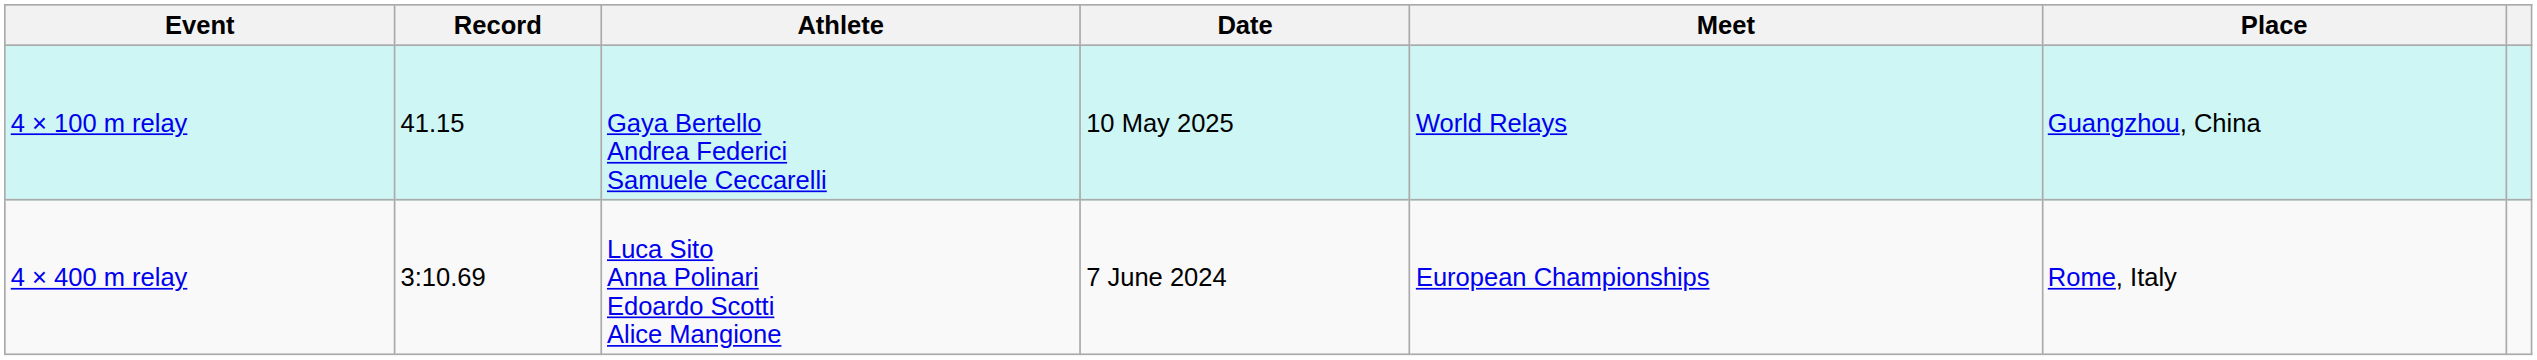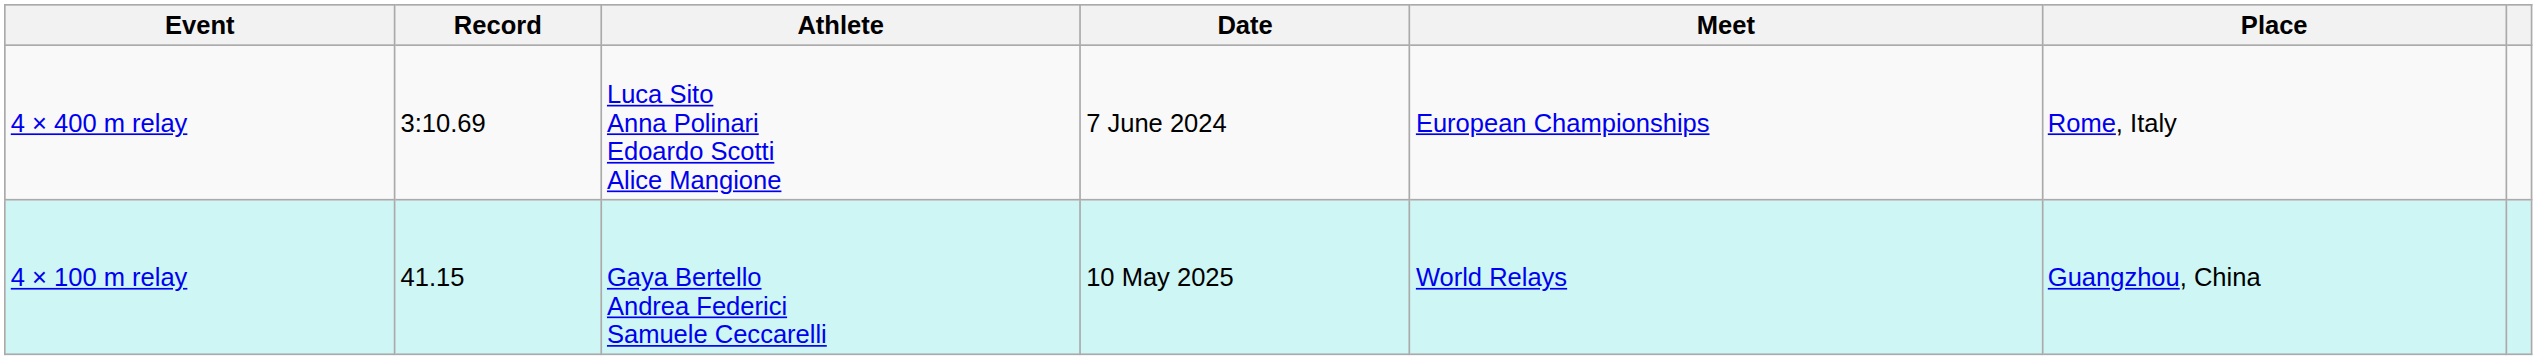rows swapped: (99, 123) <-> (99, 277)
